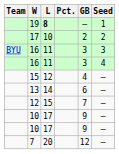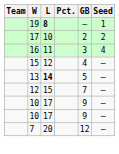- row: (14, 50)
(48, 90) normal -> (48, 77) bold
(85, 90) 6 -> (85, 77) 5
